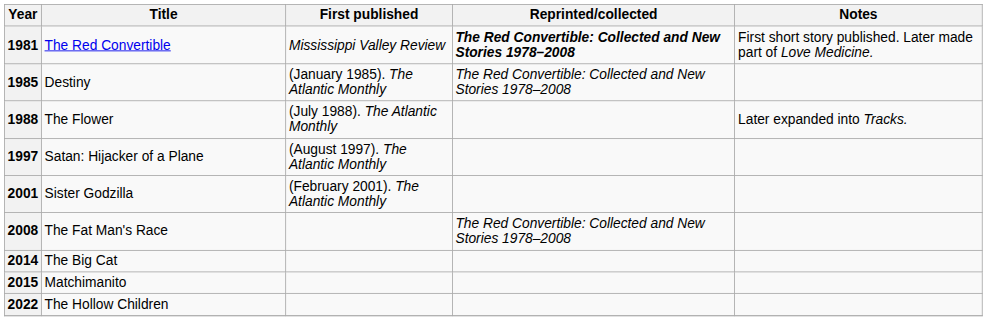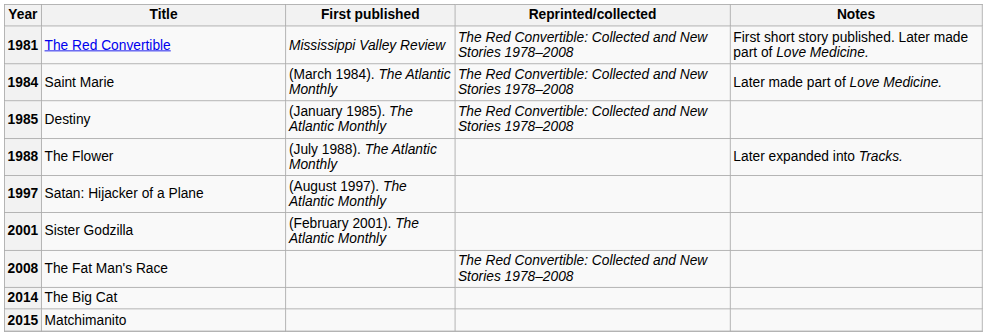(588, 44) bold -> (583, 44) normal
+ row: (23, 82)
- row: (23, 304)
